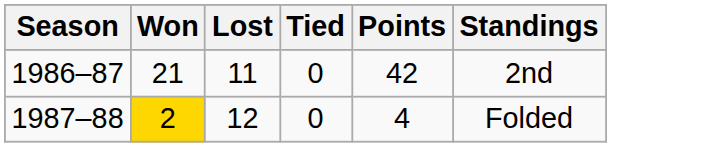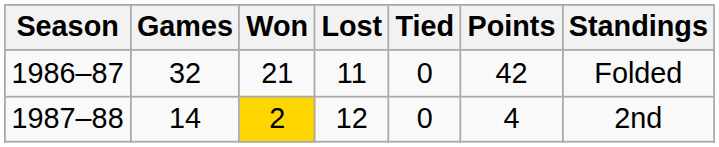+ column: (185, 27)
(529, 73) 2nd -> (638, 73) Folded
(529, 118) Folded -> (638, 118) 2nd
